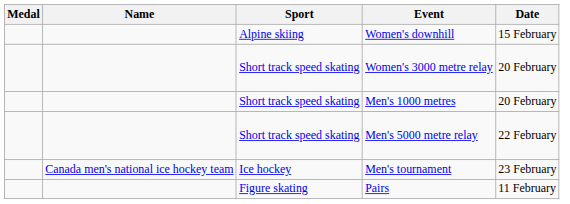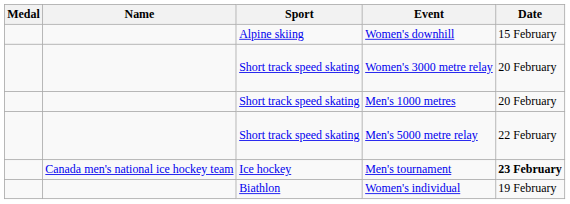(527, 169) normal -> (530, 169) bold
- row: (377, 189)
+ row: (413, 189)
